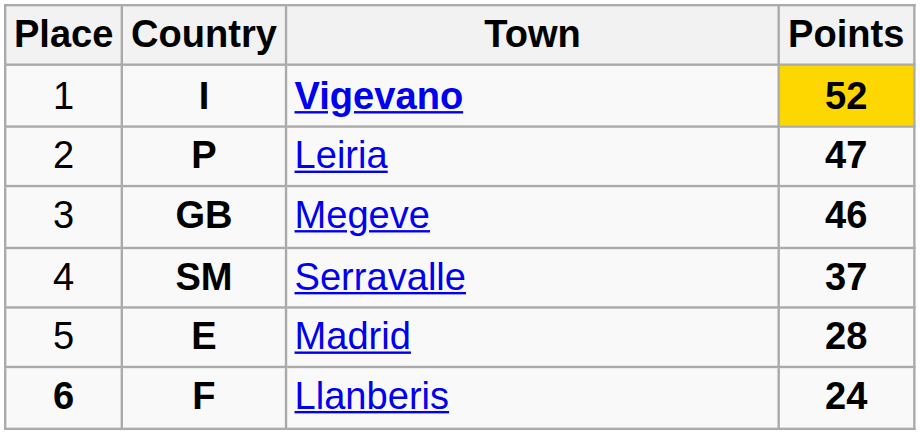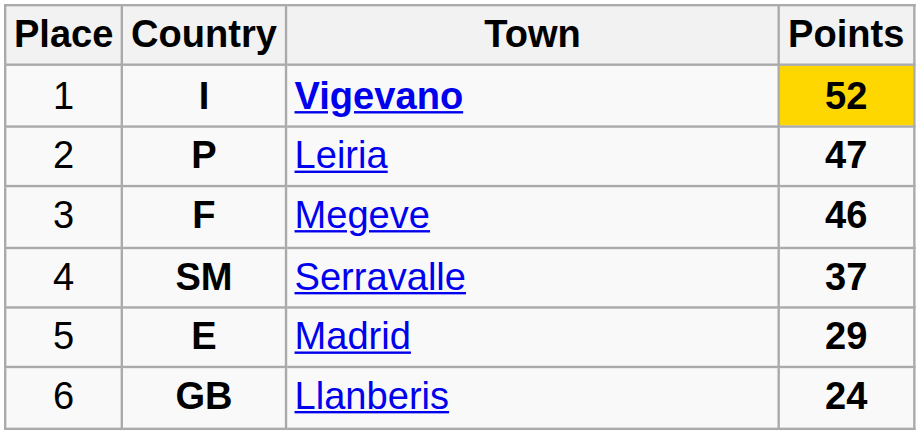(204, 215) GB -> (204, 215) F
(846, 336) 28 -> (846, 336) 29
(64, 397) bold -> (64, 397) normal
(204, 397) F -> (204, 397) GB
